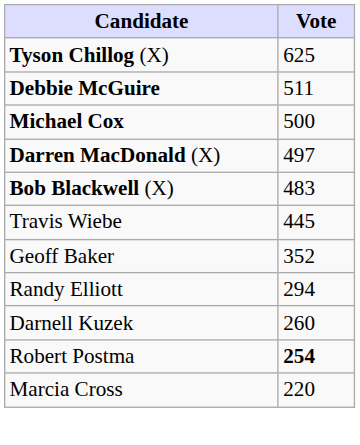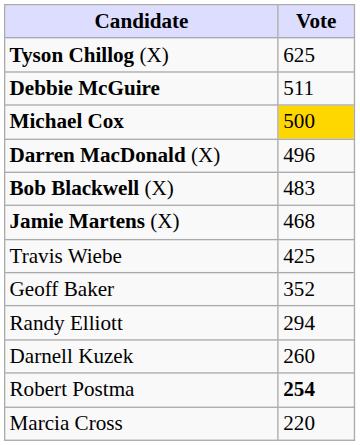(299, 121) no background -> (299, 121) gold background
(299, 155) 497 -> (299, 155) 496
+ row: (95, 222)
(299, 222) 445 -> (299, 255) 425
